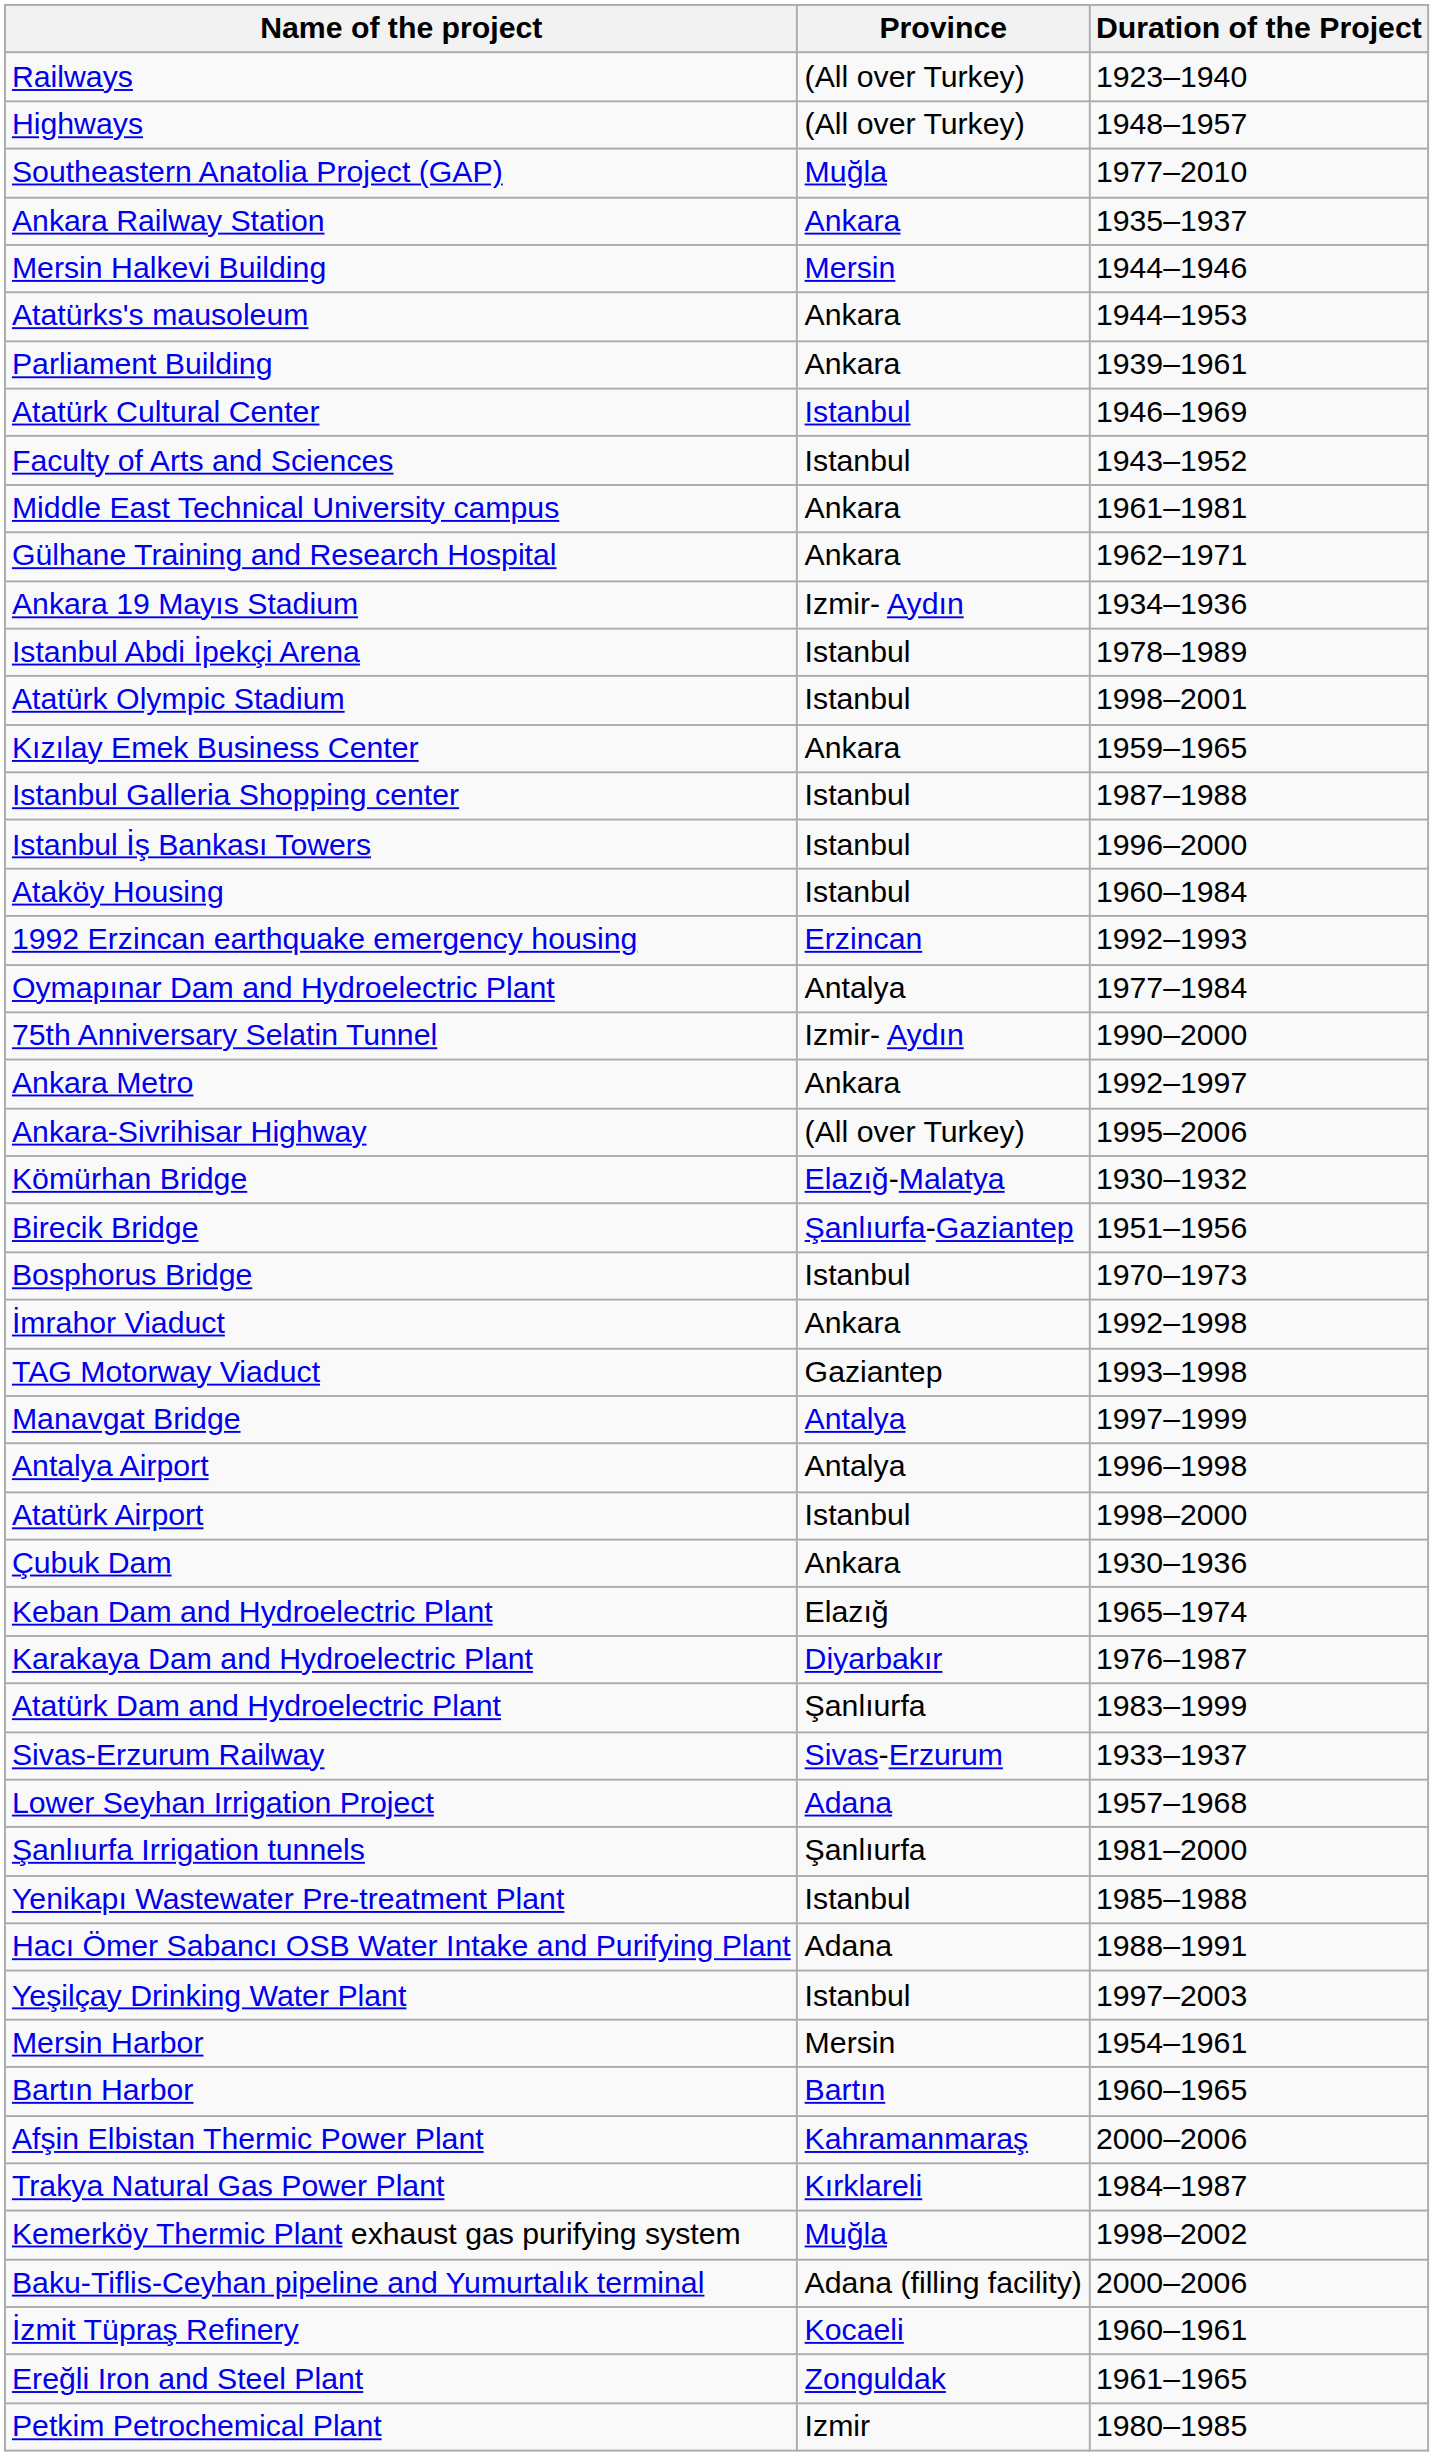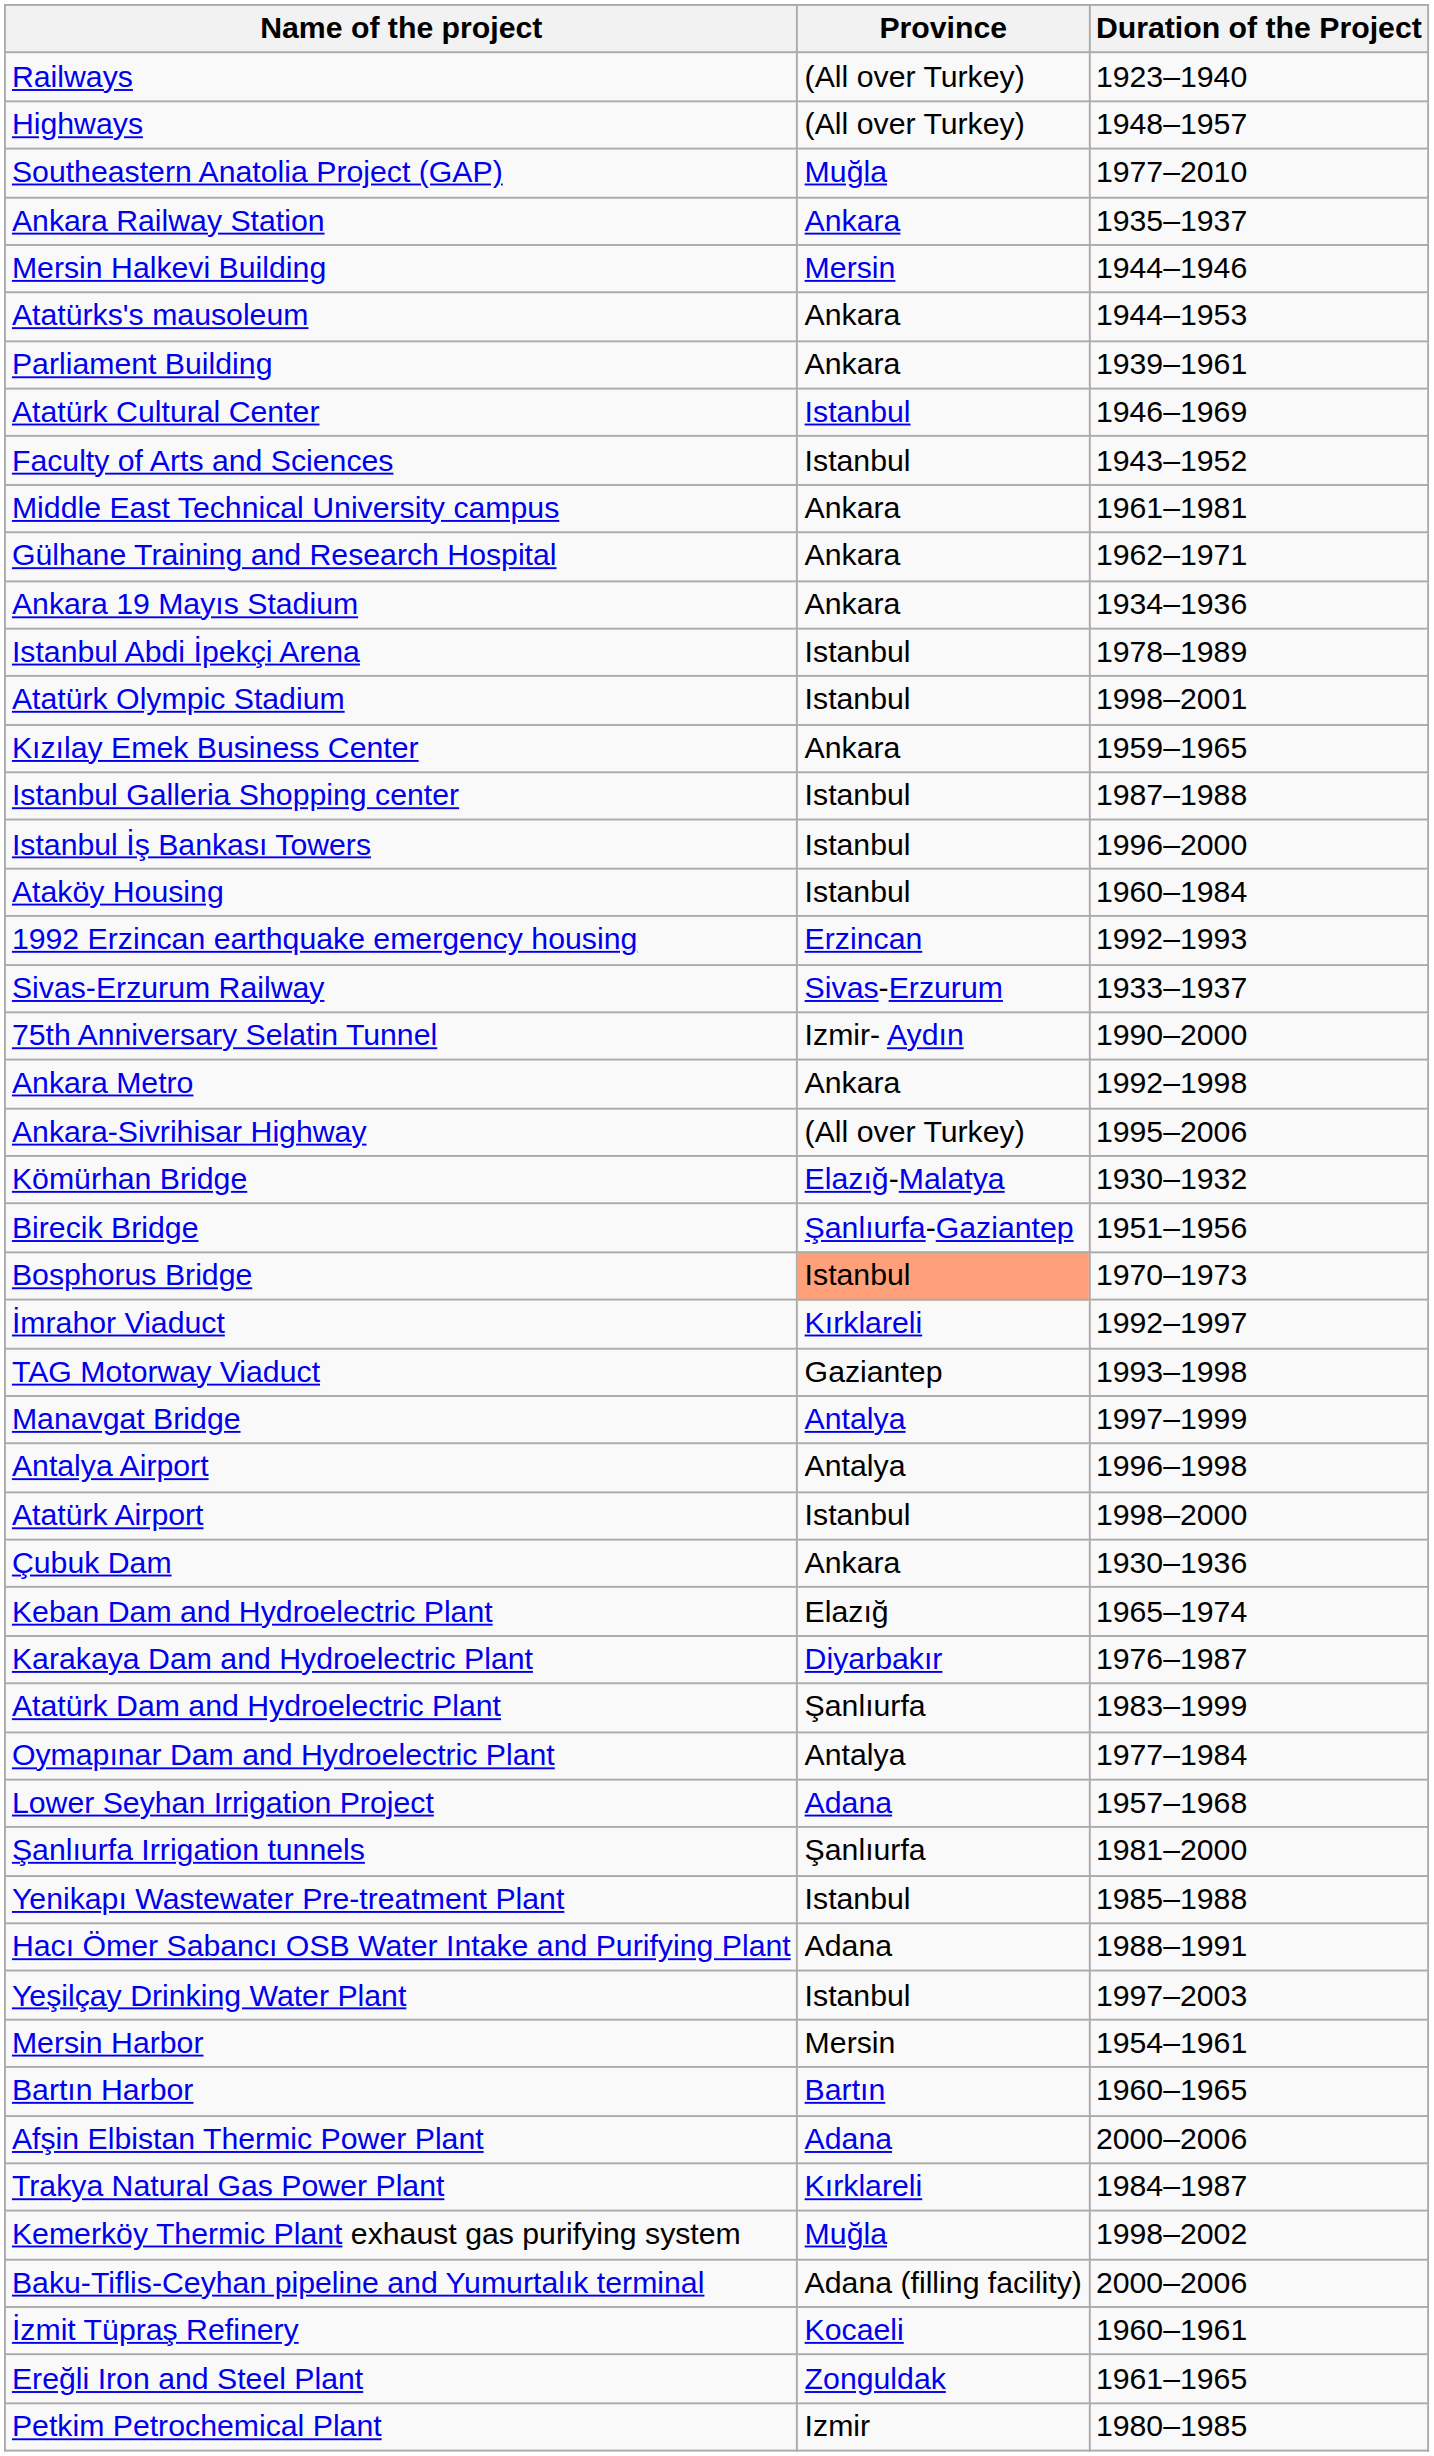(884, 603) Izmir- Aydın -> (853, 603) Ankara
rows swapped: (168, 1754) <-> (283, 987)
(1172, 1083) 1992–1997 -> (1172, 1083) 1992–1998
(858, 1275) no background -> (858, 1275) lightsalmon background
(853, 1323) Ankara -> (863, 1323) Kırklareli
(1172, 1323) 1992–1998 -> (1172, 1323) 1992–1997
(916, 2138) Kahramanmaraş -> (848, 2138) Adana
